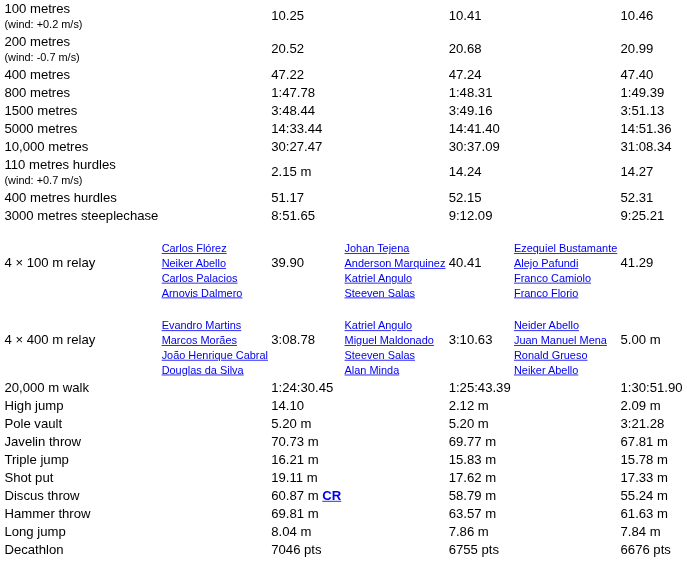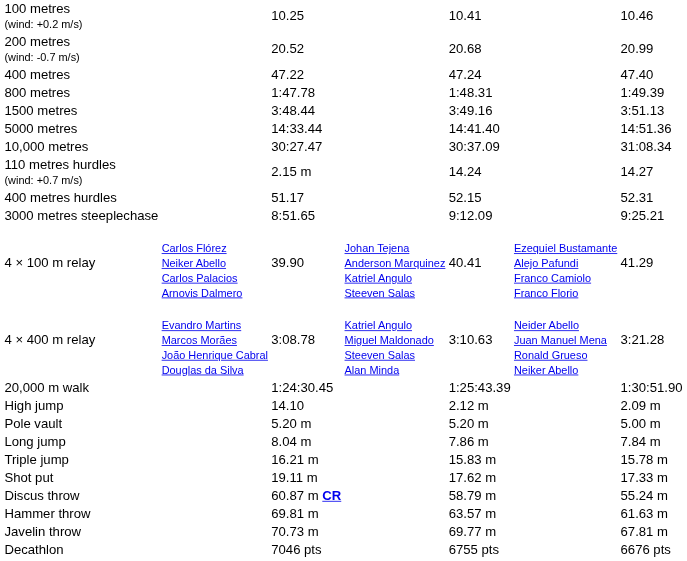(641, 340) 5.00 m -> (642, 340) 3:21.28
(642, 423) 3:21.28 -> (641, 423) 5.00 m
rows swapped: (35, 532) <-> (43, 441)
